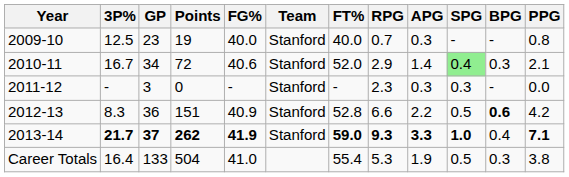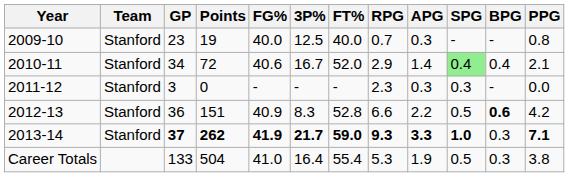columns swapped: (297, 16) <-> (120, 16)
(500, 64) 0.3 -> (500, 64) 0.4
(500, 135) 0.4 -> (500, 135) 0.3
